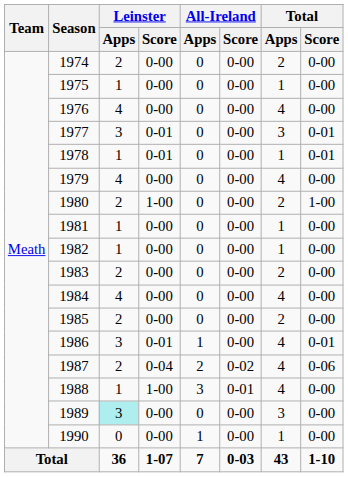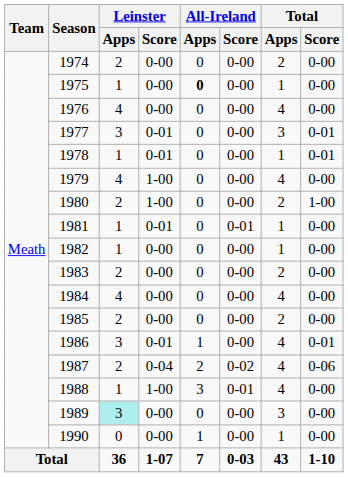(200, 86) normal -> (200, 86) bold
(159, 179) 0-00 -> (159, 179) 1-00
(159, 226) 0-00 -> (159, 226) 0-01
(241, 226) 0-00 -> (241, 226) 0-01
